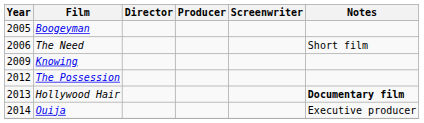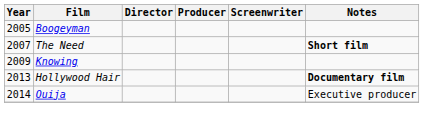(19, 45) 2006 -> (19, 45) 2007
(338, 45) normal -> (338, 45) bold
- row: (78, 78)
